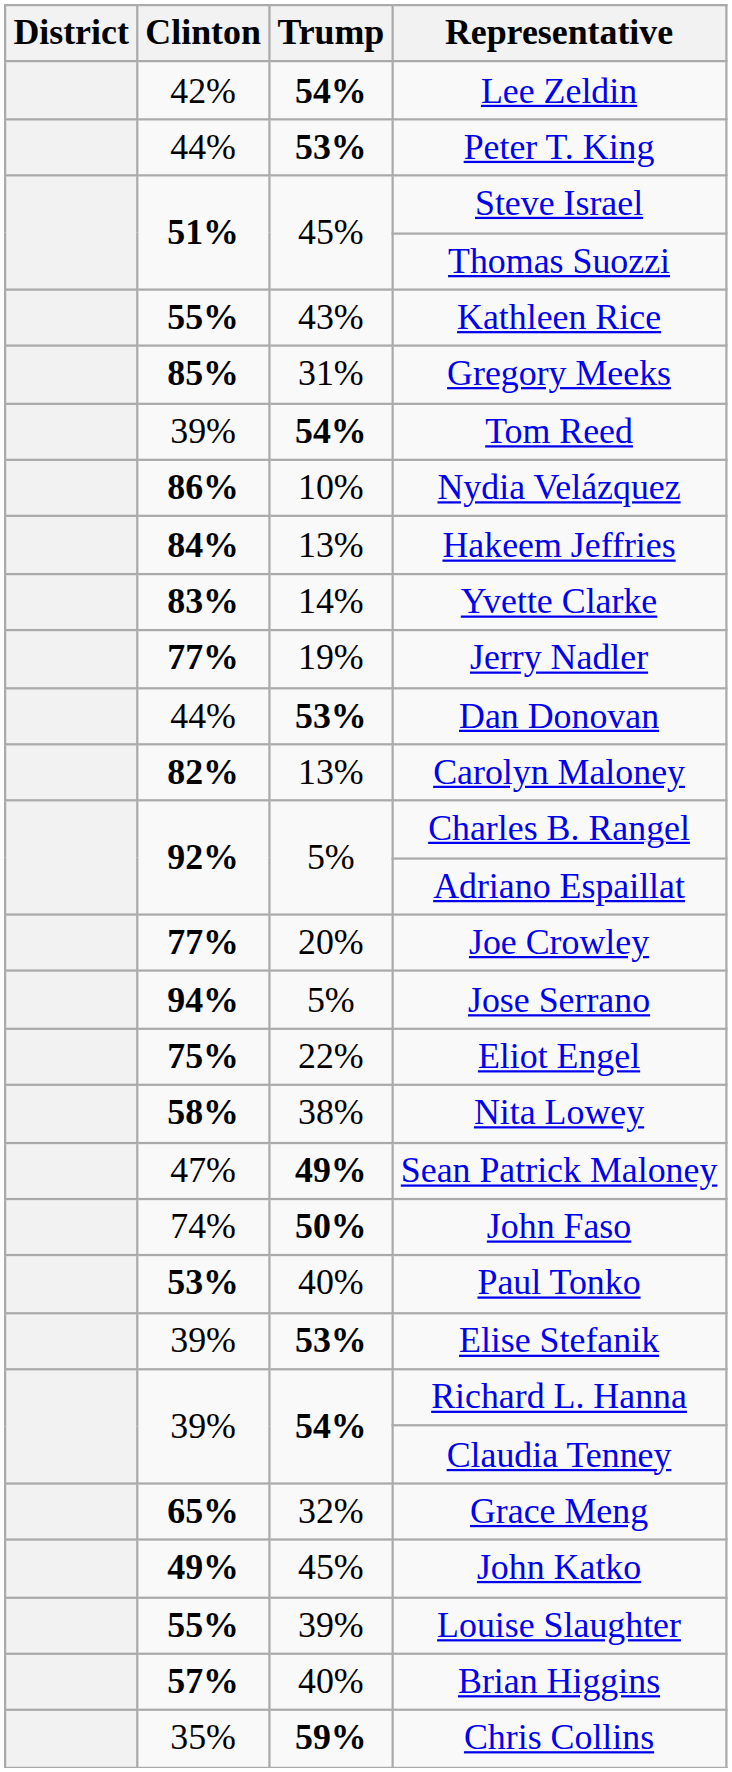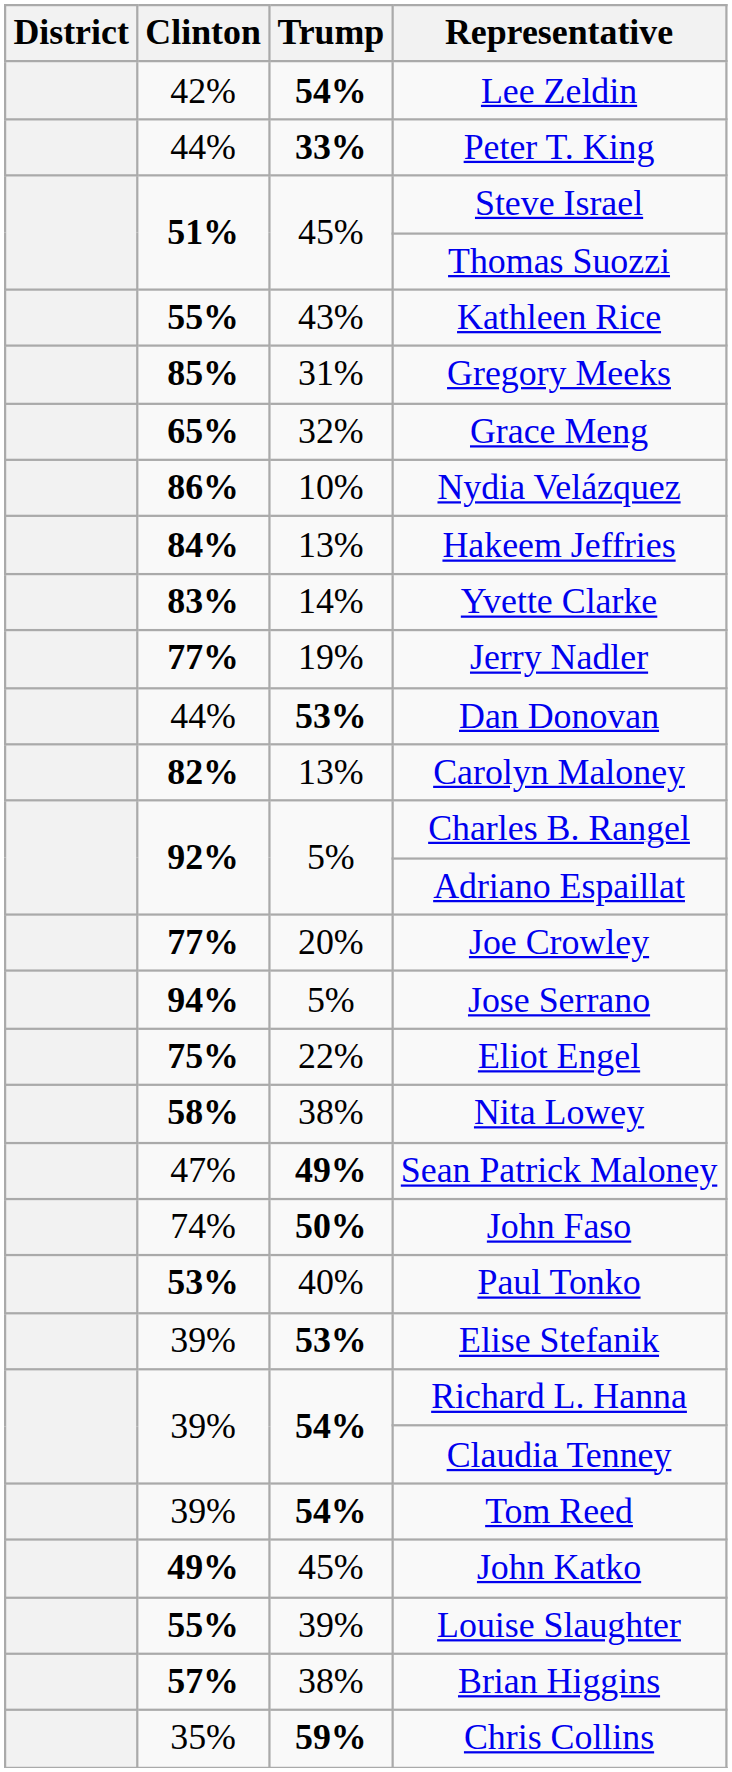(331, 146) 53% -> (331, 146) 33%
rows swapped: (559, 1510) <-> (559, 430)
(331, 1681) 40% -> (331, 1681) 38%
